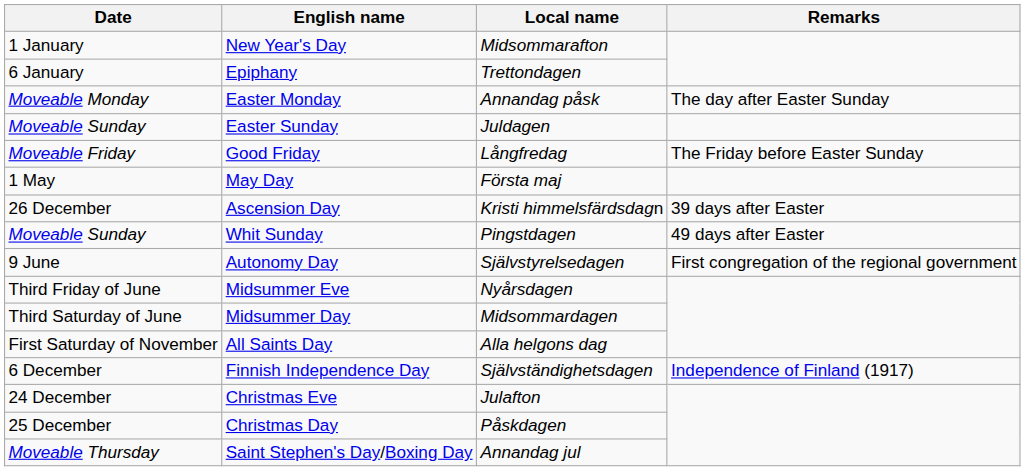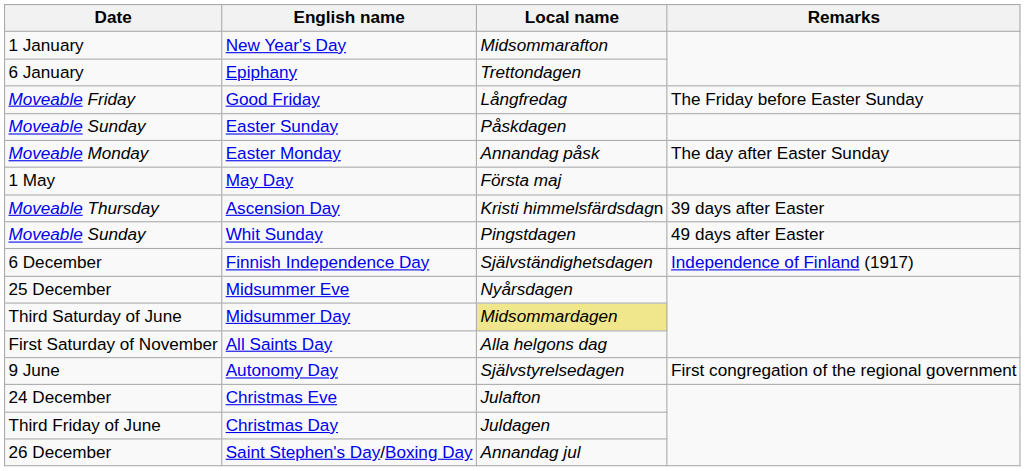rows swapped: (273, 153) <-> (283, 99)
(515, 126) Juldagen -> (523, 126) Påskdagen
(60, 208) 26 December -> (84, 208) Moveable Thursday
rows swapped: (282, 262) <-> (328, 371)
(85, 289) Third Friday of June -> (60, 289) 25 December
(549, 316) no background -> (549, 316) khaki background
(60, 425) 25 December -> (85, 425) Third Friday of June
(523, 425) Påskdagen -> (515, 425) Juldagen
(84, 452) Moveable Thursday -> (60, 452) 26 December
